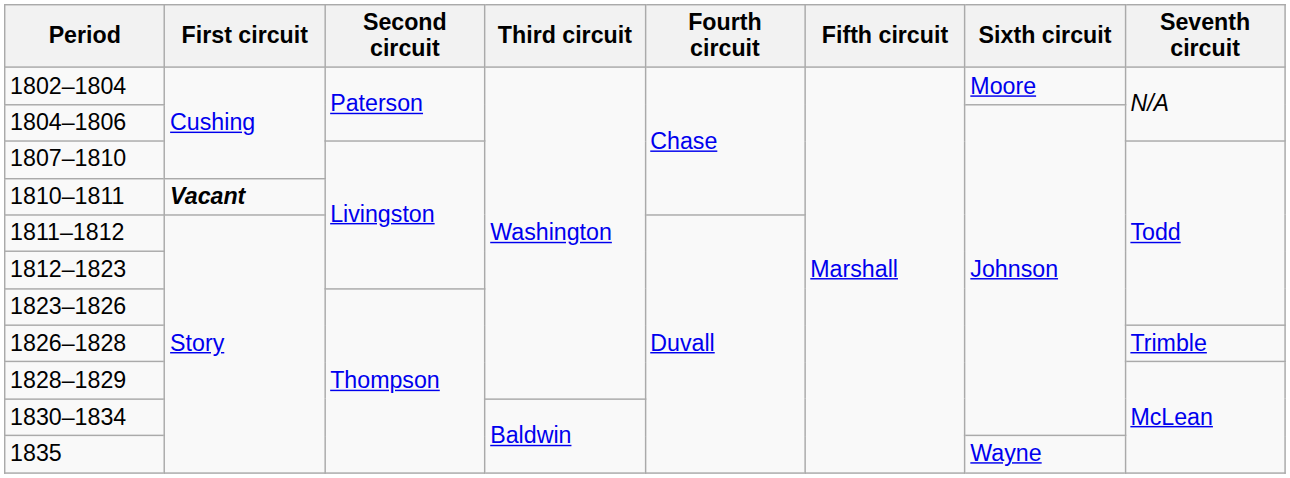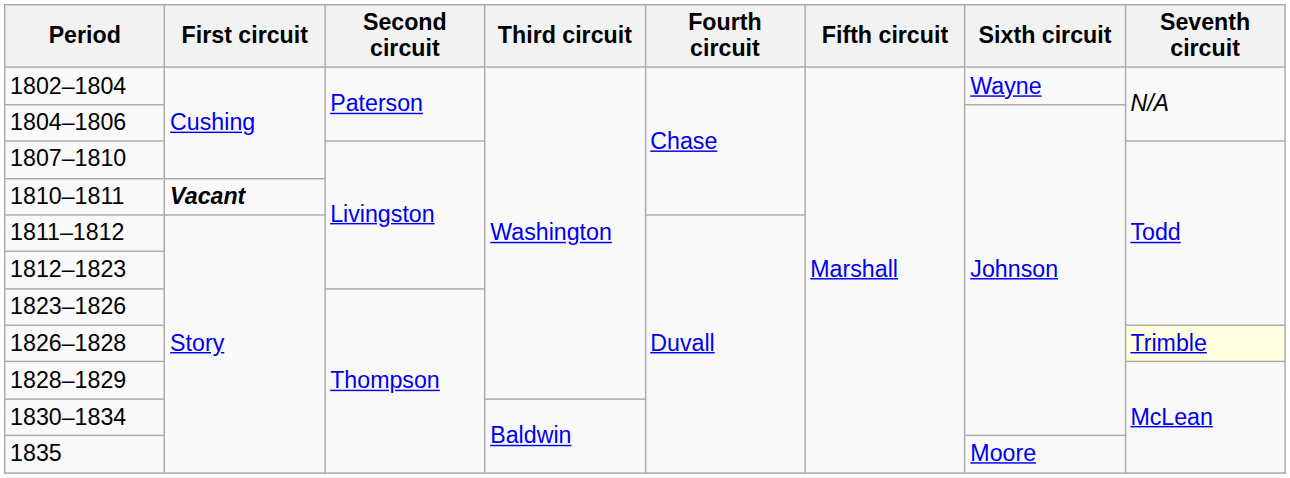(1003, 85) Moore -> (1006, 85) Wayne
(1169, 343) no background -> (1169, 343) lightyellow background
(1006, 453) Wayne -> (1003, 453) Moore
